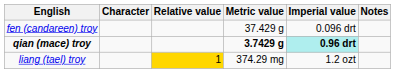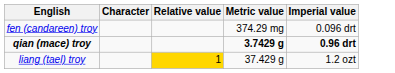- column: (374, 12)
(264, 28) 37.429 g -> (260, 28) 374.29 mg
(338, 44) paleturquoise background -> (338, 44) no background
(260, 60) 374.29 mg -> (264, 60) 37.429 g
